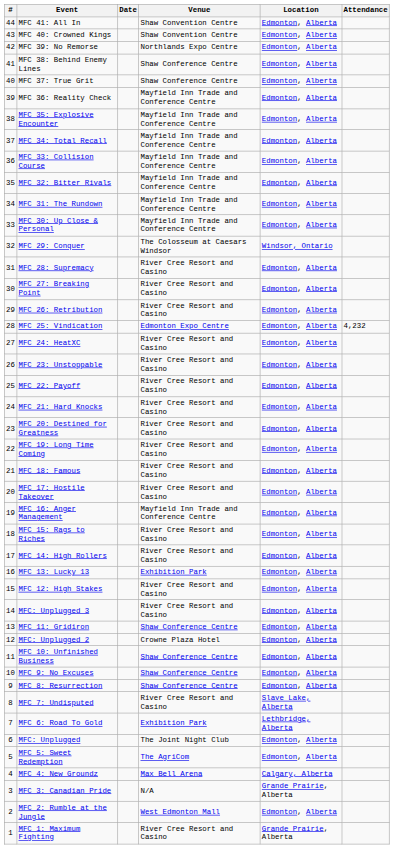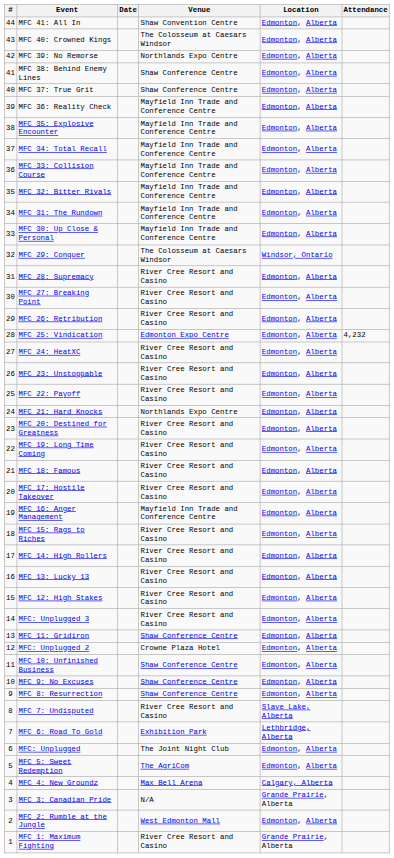(189, 35) Shaw Convention Centre -> (194, 39) The Colosseum at Caesars Windsor
(187, 407) River Cree Resort and Casino -> (189, 411) Northlands Expo Centre
(174, 572) Exhibition Park -> (187, 577) River Cree Resort and Casino
